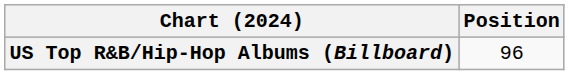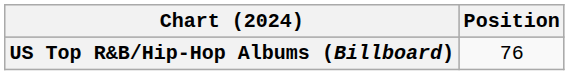(512, 54) 96 -> (512, 54) 76
